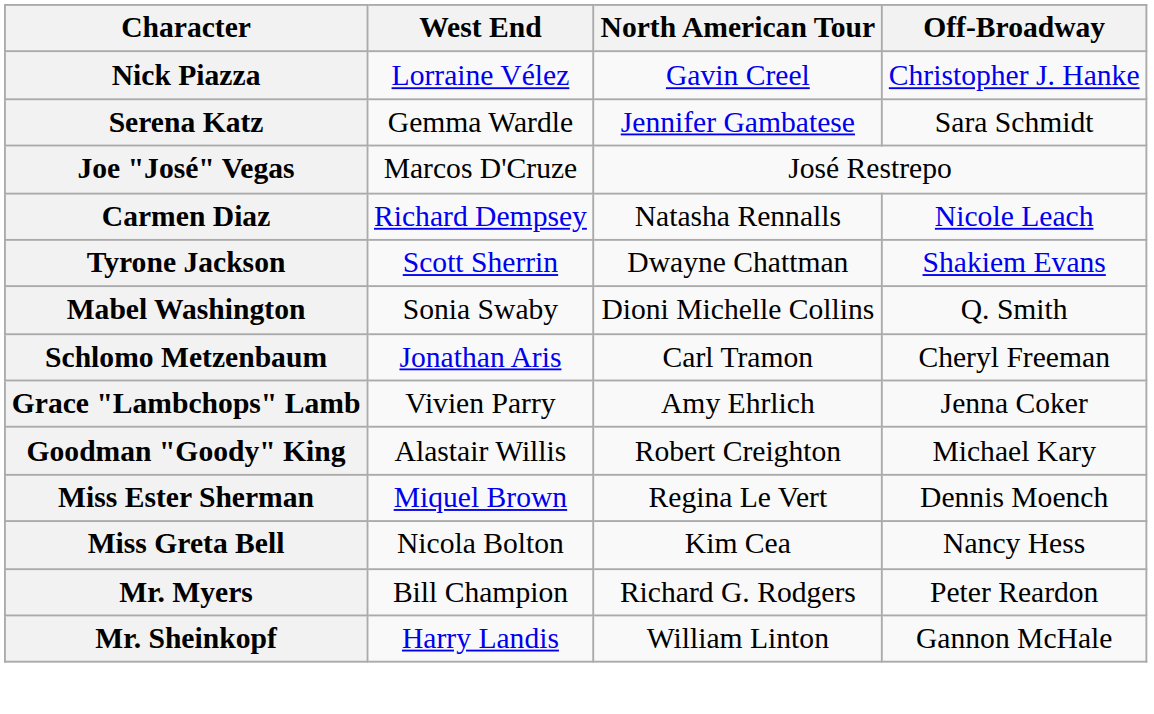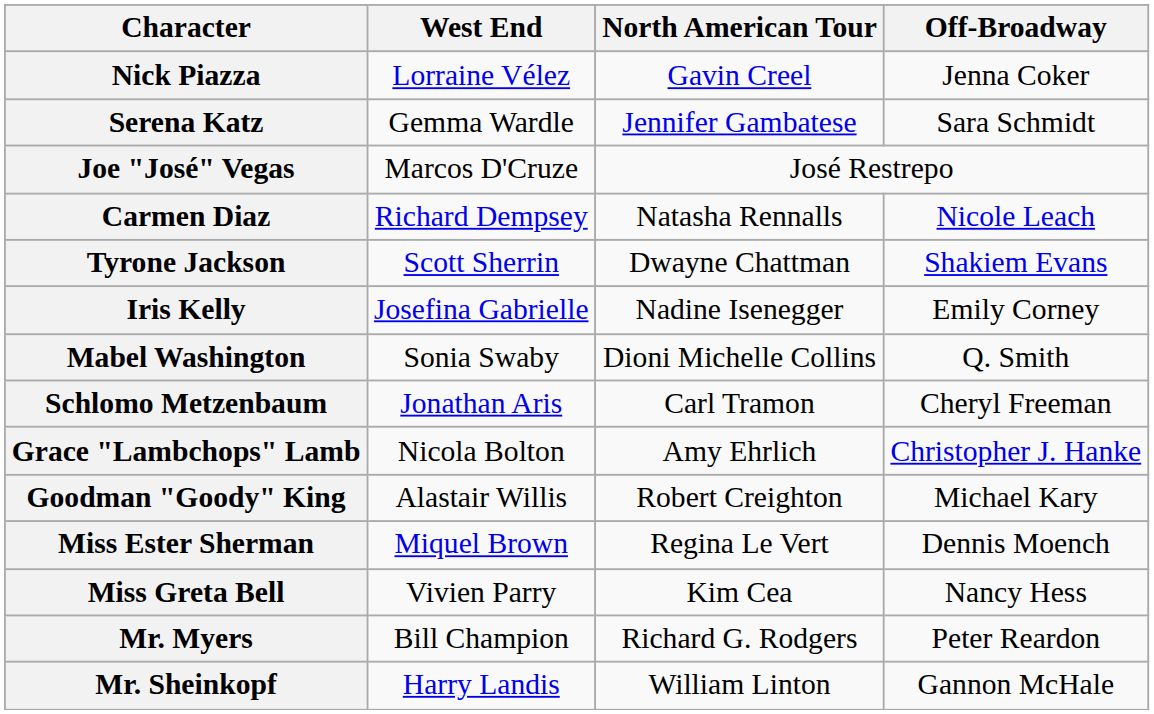(1014, 74) Christopher J. Hanke -> (1016, 74) Jenna Coker
+ row: (186, 309)
(480, 403) Vivien Parry -> (481, 450) Nicola Bolton
(1014, 403) Jenna Coker -> (1016, 450) Christopher J. Hanke
(480, 544) Nicola Bolton -> (481, 591) Vivien Parry
